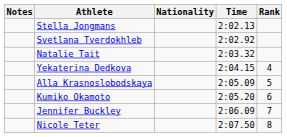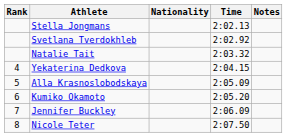columns swapped: (269, 11) <-> (20, 11)
